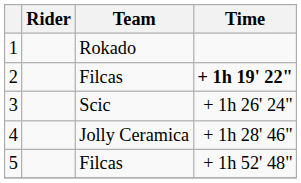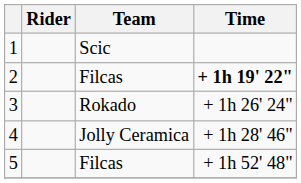(108, 47) Rokado -> (95, 47) Scic
(95, 105) Scic -> (108, 105) Rokado
